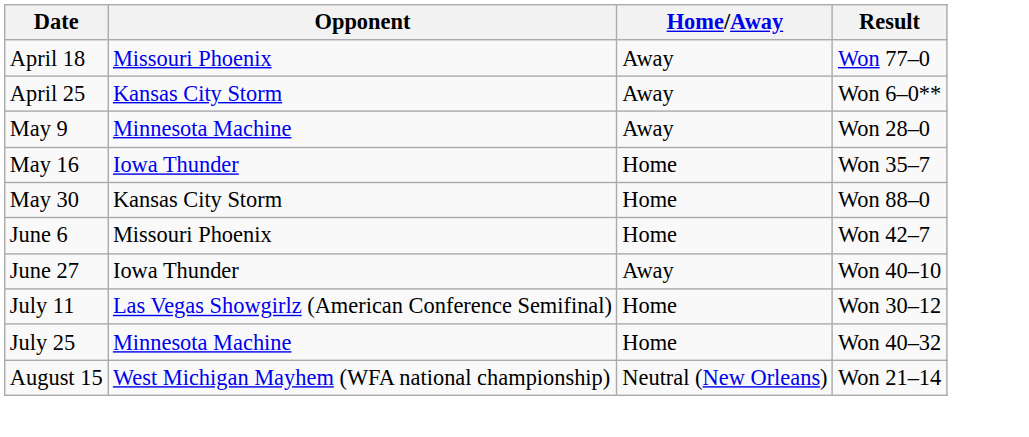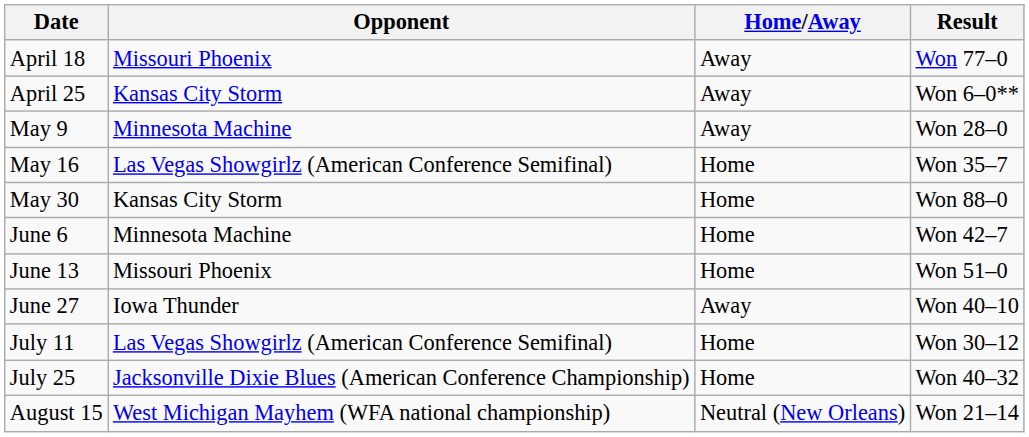(176, 164) Iowa Thunder -> (362, 164) Las Vegas Showgirlz (American Conference Semifinal)
(192, 235) Missouri Phoenix -> (202, 235) Minnesota Machine
+ row: (44, 270)
(202, 341) Minnesota Machine -> (401, 377) Jacksonville Dixie Blues (American Conference Championship)
